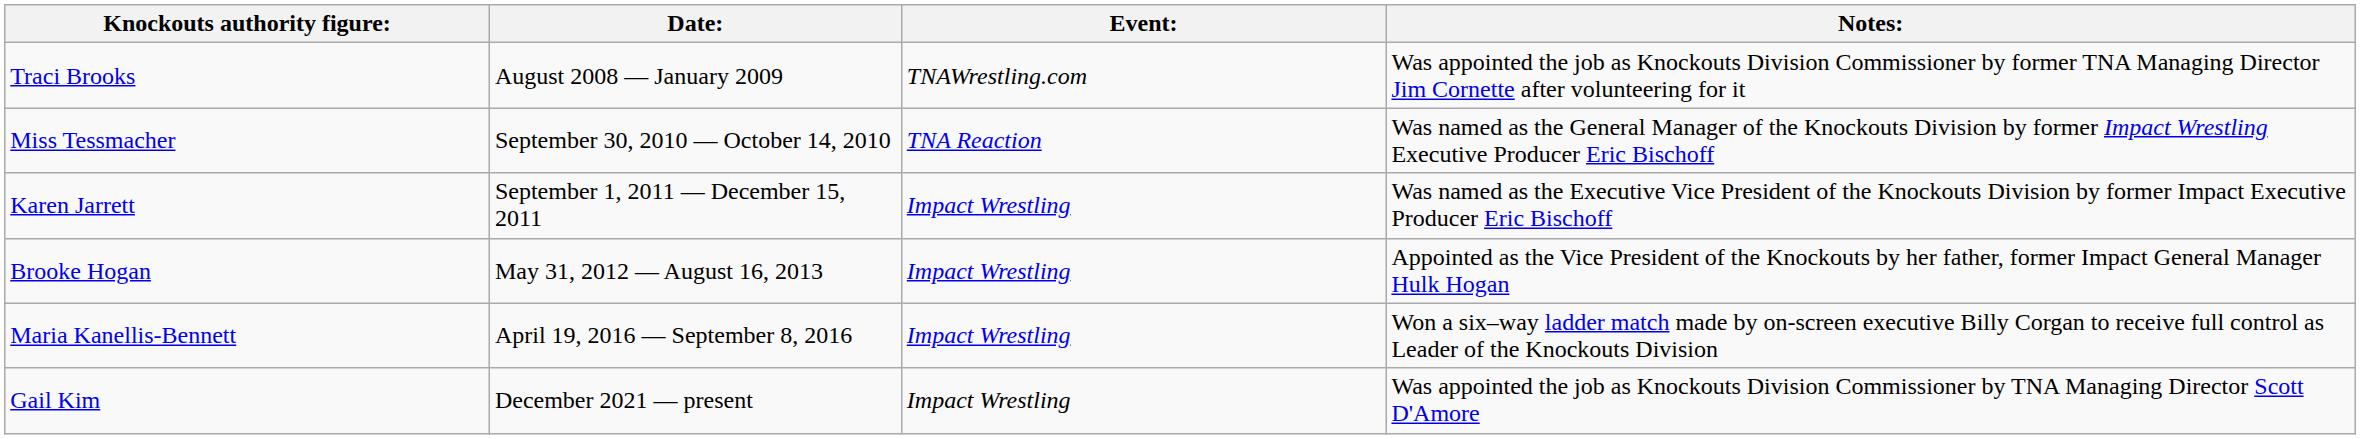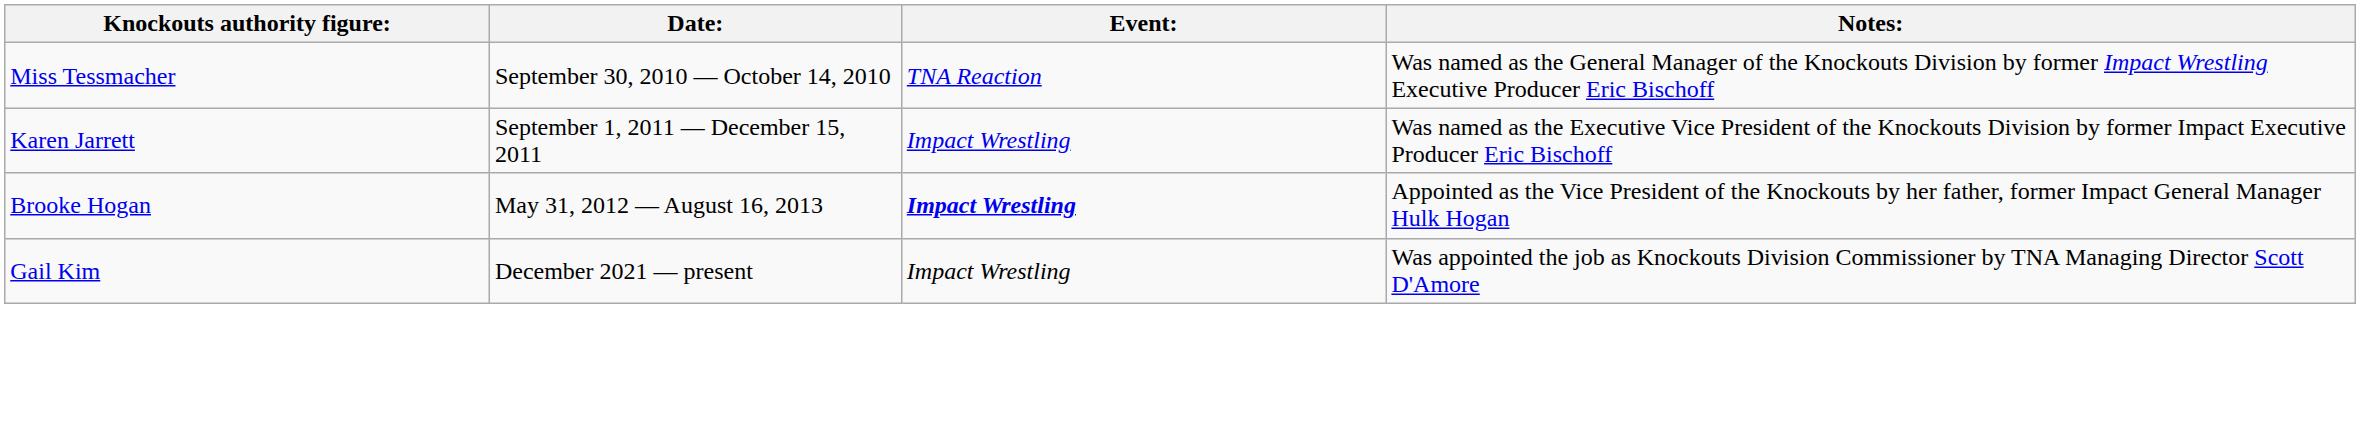- row: (73, 75)
(989, 270) normal -> (991, 205) bold
- row: (123, 335)
